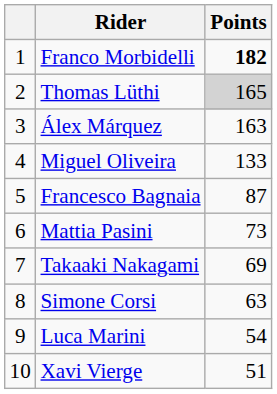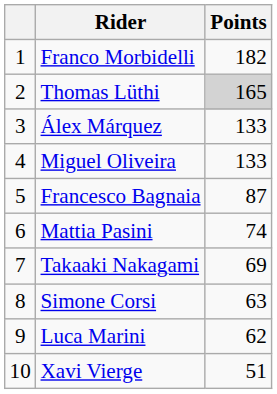(251, 56) bold -> (251, 56) normal
(251, 126) 163 -> (251, 126) 133
(256, 231) 73 -> (256, 231) 74
(256, 335) 54 -> (256, 335) 62
